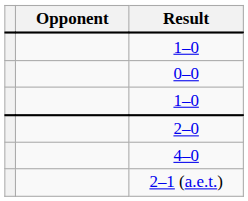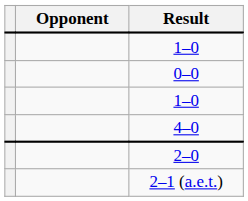rows swapped: (10, 128) <-> (10, 156)
